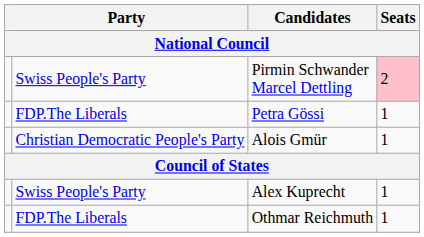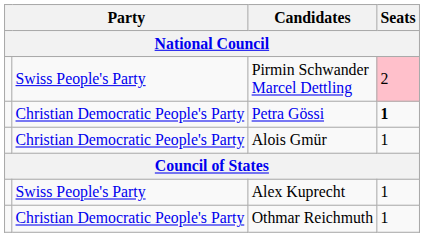(71, 114) FDP.The Liberals -> (130, 114) Christian Democratic People's Party
(384, 114) normal -> (384, 114) bold
(71, 218) FDP.The Liberals -> (130, 218) Christian Democratic People's Party
